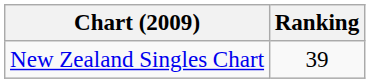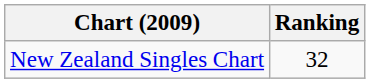(317, 59) 39 -> (317, 59) 32
